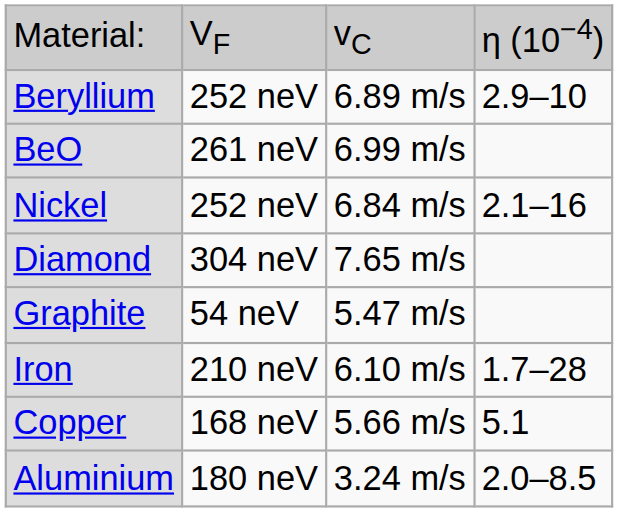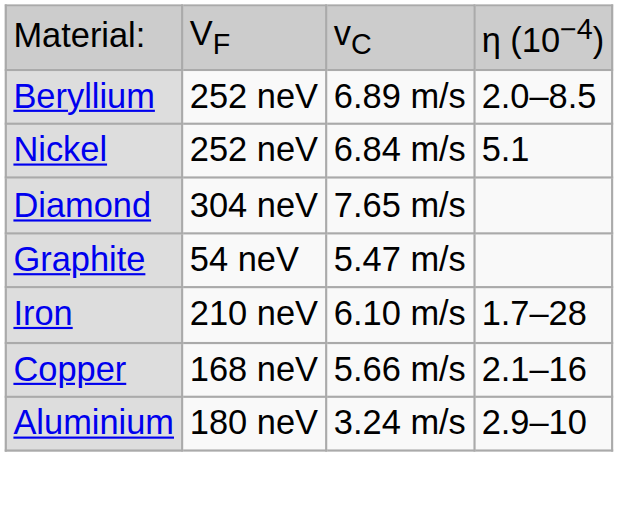(534, 96) 2.9–10 -> (539, 96) 2.0–8.5
- row: (48, 150)
(534, 205) 2.1–16 -> (506, 150) 5.1
(506, 423) 5.1 -> (534, 368) 2.1–16
(539, 477) 2.0–8.5 -> (534, 423) 2.9–10
